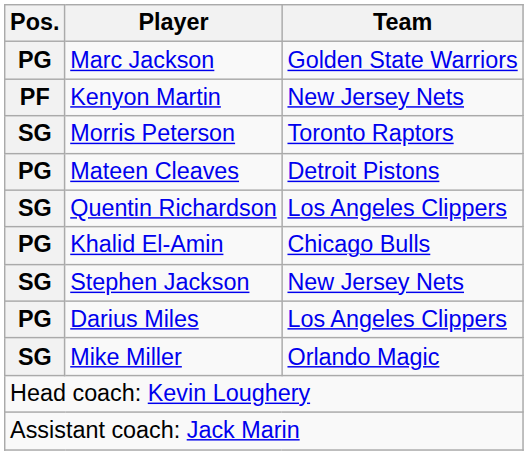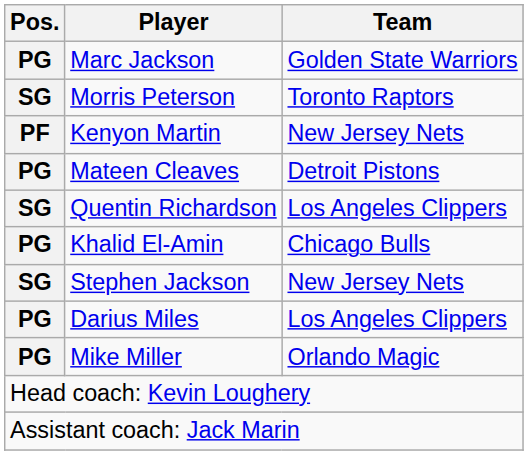rows swapped: (153, 134) <-> (146, 97)
(35, 356) SG -> (35, 356) PG
